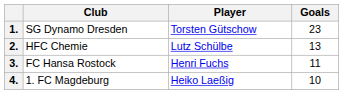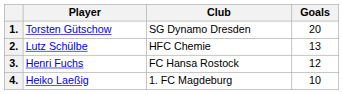columns swapped: (230, 13) <-> (96, 13)
(315, 30) 23 -> (315, 30) 20
(315, 64) 11 -> (315, 64) 12
